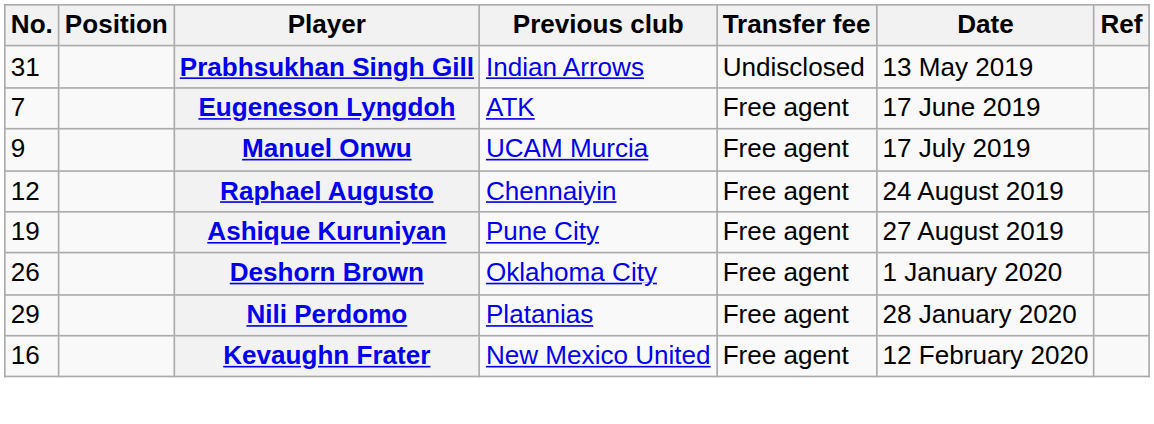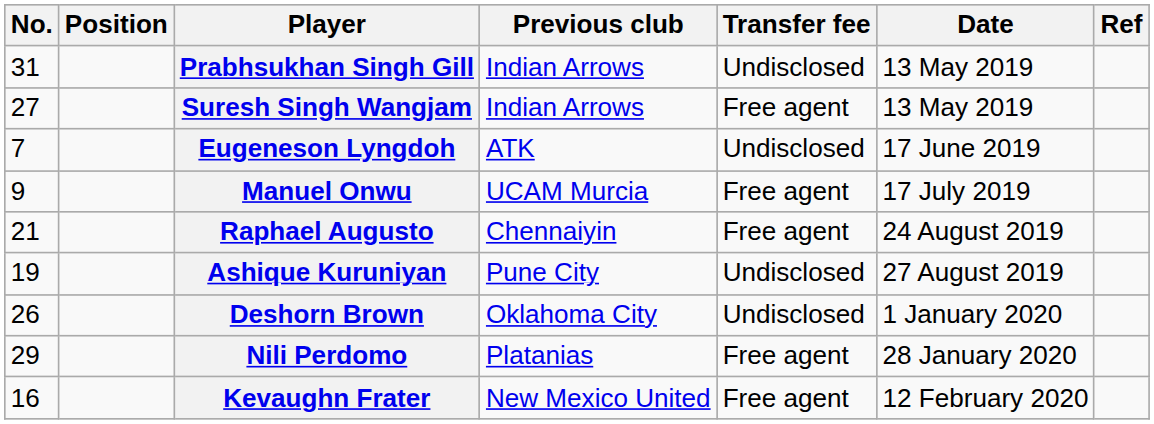+ row: (327, 107)
(786, 107) Free agent -> (794, 149) Undisclosed
(25, 190) 12 -> (25, 231) 21
(786, 231) Free agent -> (794, 273) Undisclosed
(786, 273) Free agent -> (794, 314) Undisclosed
